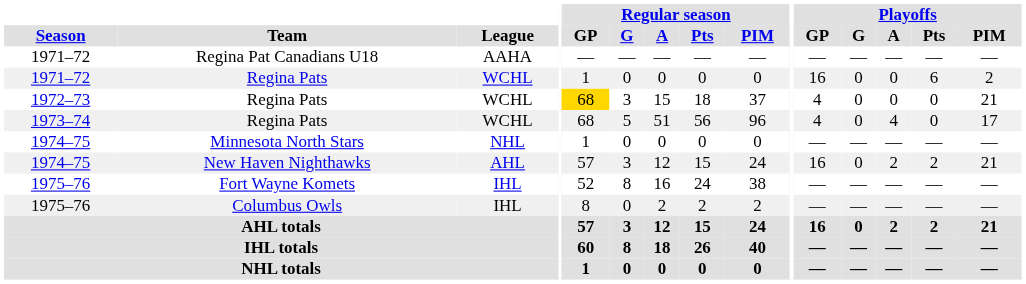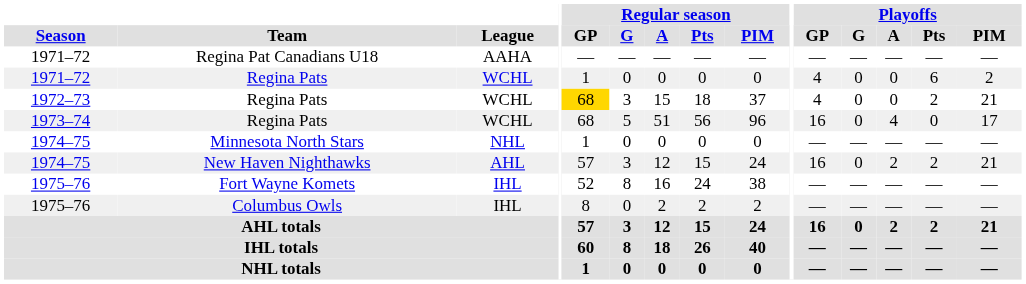(817, 78) 16 -> (817, 78) 4
(934, 99) 0 -> (934, 99) 2
(817, 120) 4 -> (817, 120) 16
